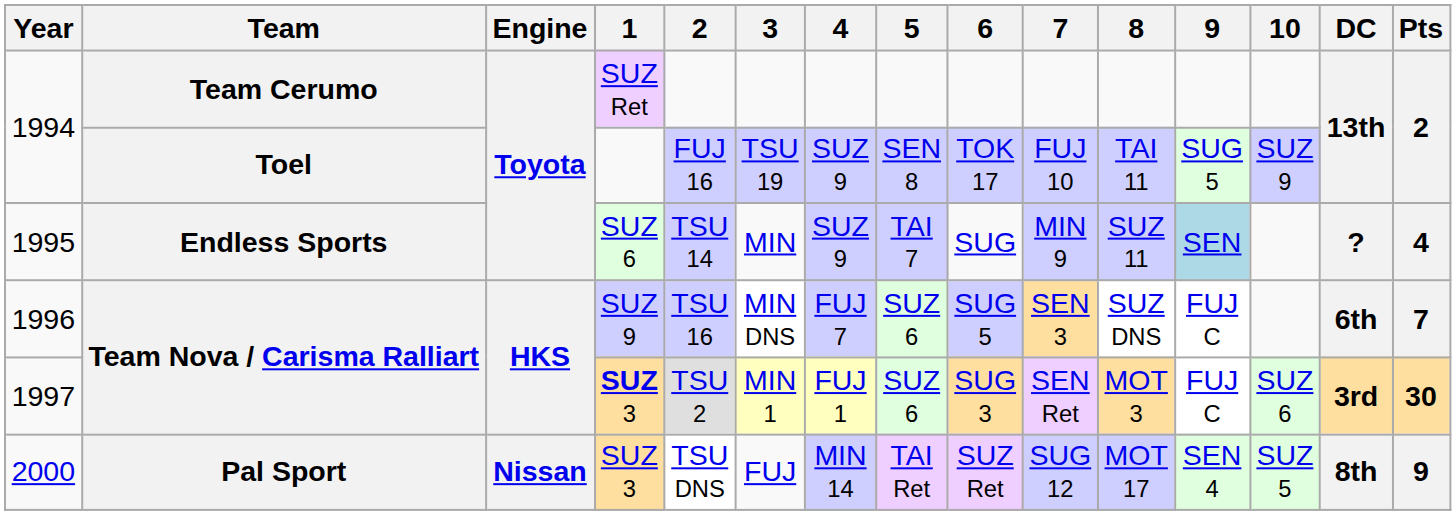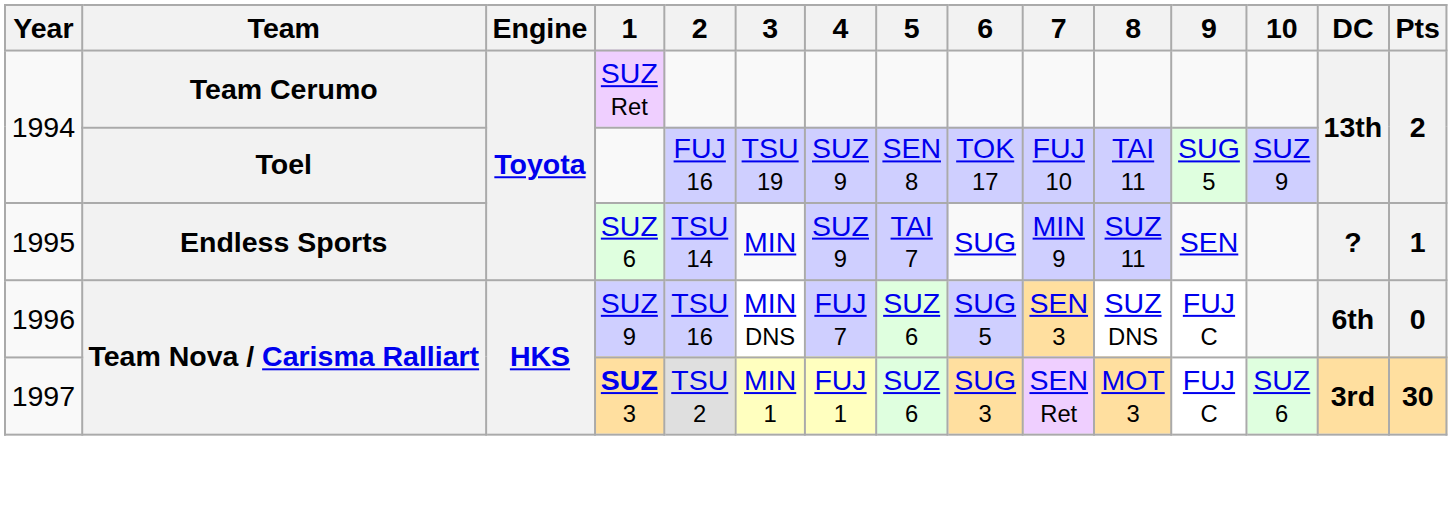(1212, 242) lightblue background -> (1209, 242) no background
(1421, 242) 4 -> (1418, 242) 1
(1421, 319) 7 -> (1418, 319) 0
- row: (43, 472)
